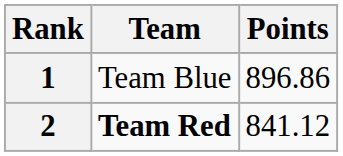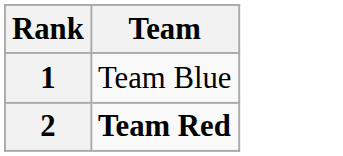- column: (288, 28)
